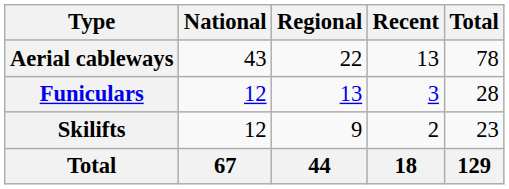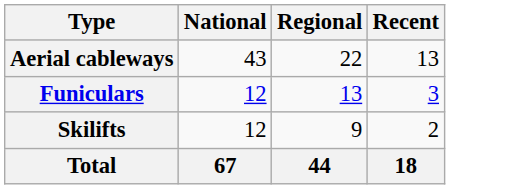- column: (474, 22)
